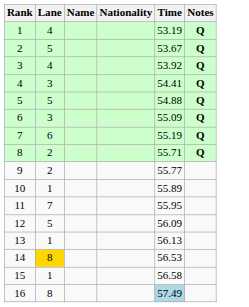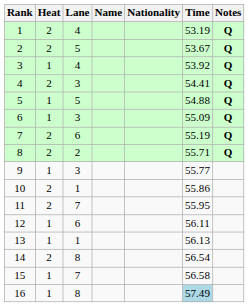+ column: (49, 13)
(50, 170) 2 -> (77, 170) 3
(170, 188) 55.89 -> (197, 188) 55.86
(50, 223) 5 -> (77, 223) 6
(170, 223) 56.09 -> (197, 223) 56.11
(50, 258) gold background -> (77, 258) no background
(170, 258) 56.53 -> (197, 258) 56.54
(50, 275) 1 -> (77, 275) 7
